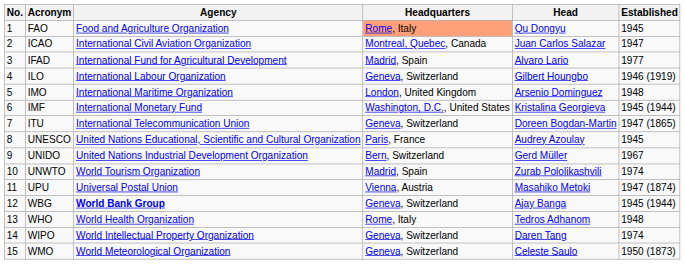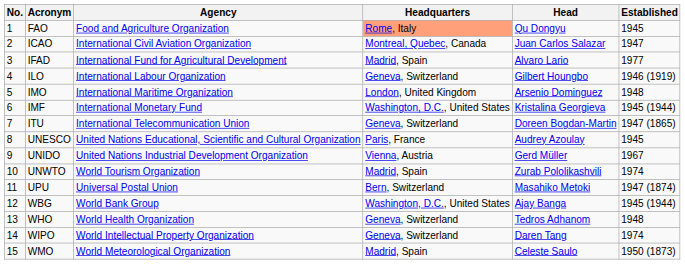(405, 156) Bern, Switzerland -> (399, 156) Vienna, Austria
(399, 188) Vienna, Austria -> (405, 188) Bern, Switzerland
(120, 204) bold -> (117, 204) normal
(412, 204) Geneva, Switzerland -> (438, 204) Washington, D.C., United States
(391, 220) Rome, Italy -> (412, 220) Geneva, Switzerland
(412, 252) Geneva, Switzerland -> (396, 252) Madrid, Spain
